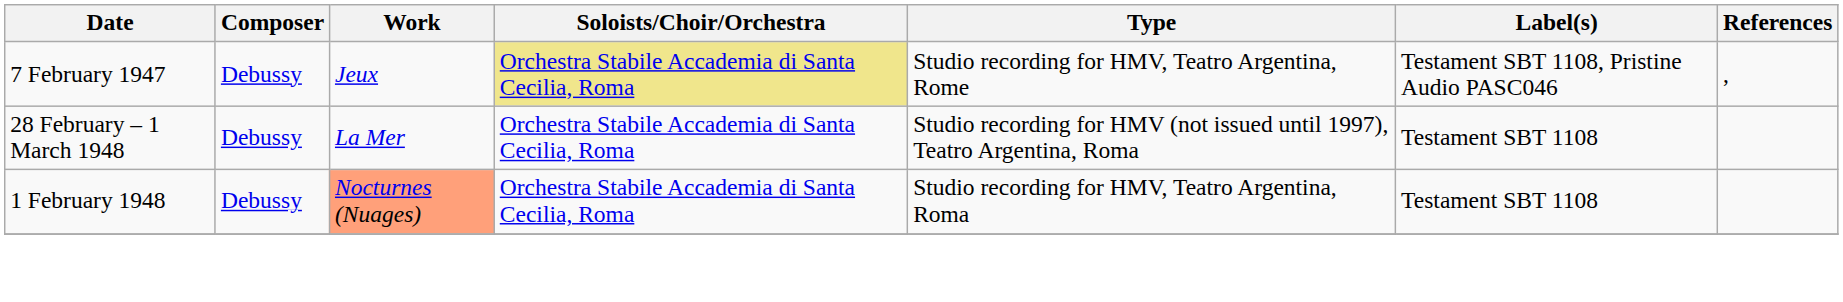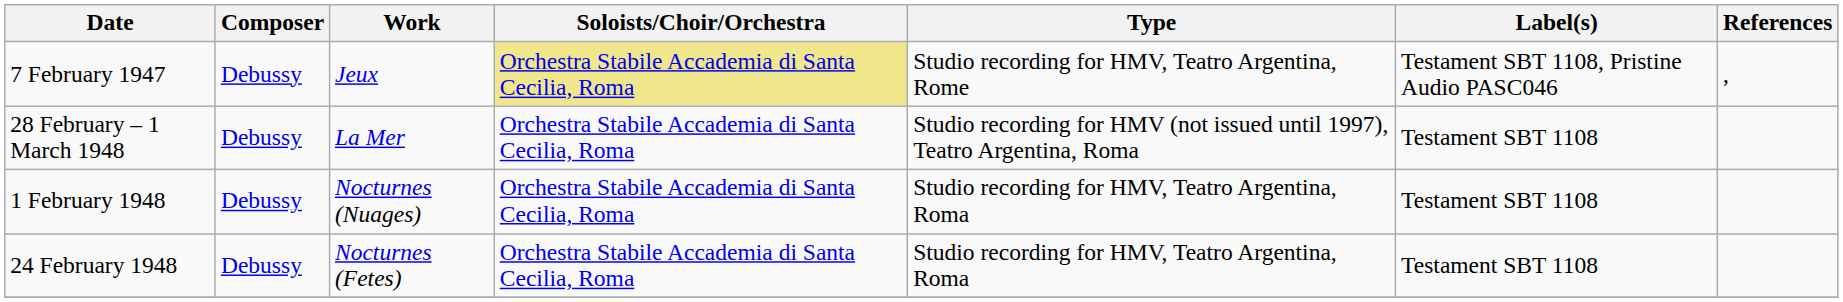(383, 201) lightsalmon background -> (383, 201) no background
+ row: (94, 264)
